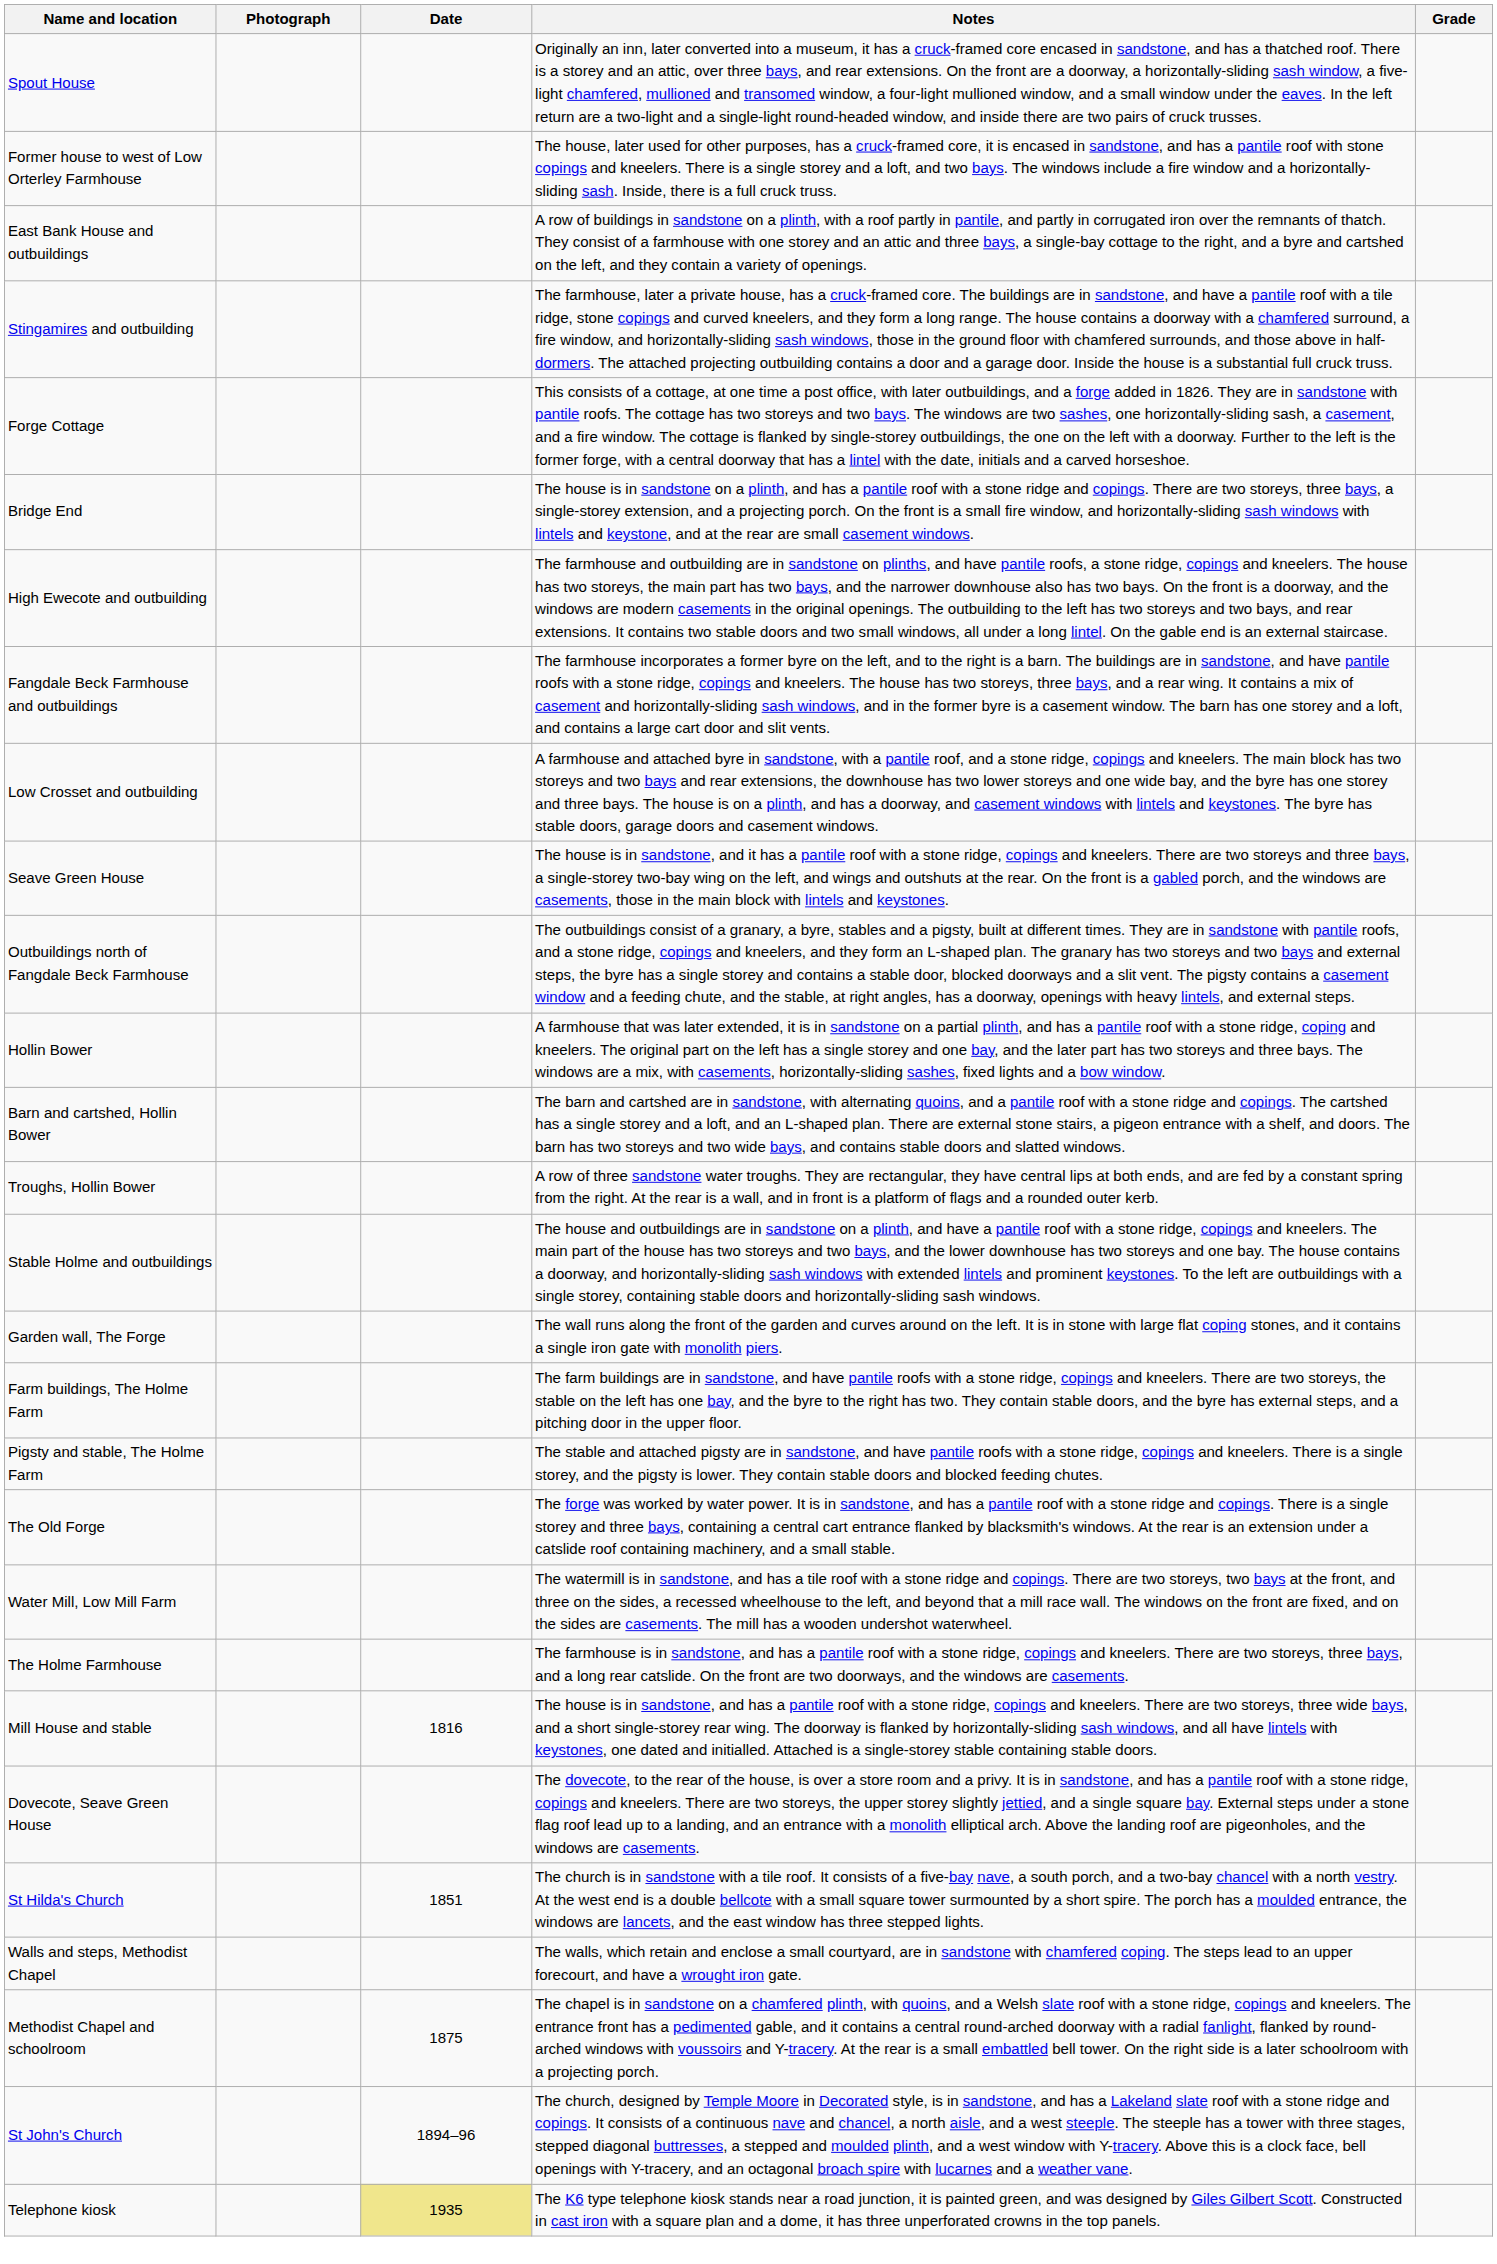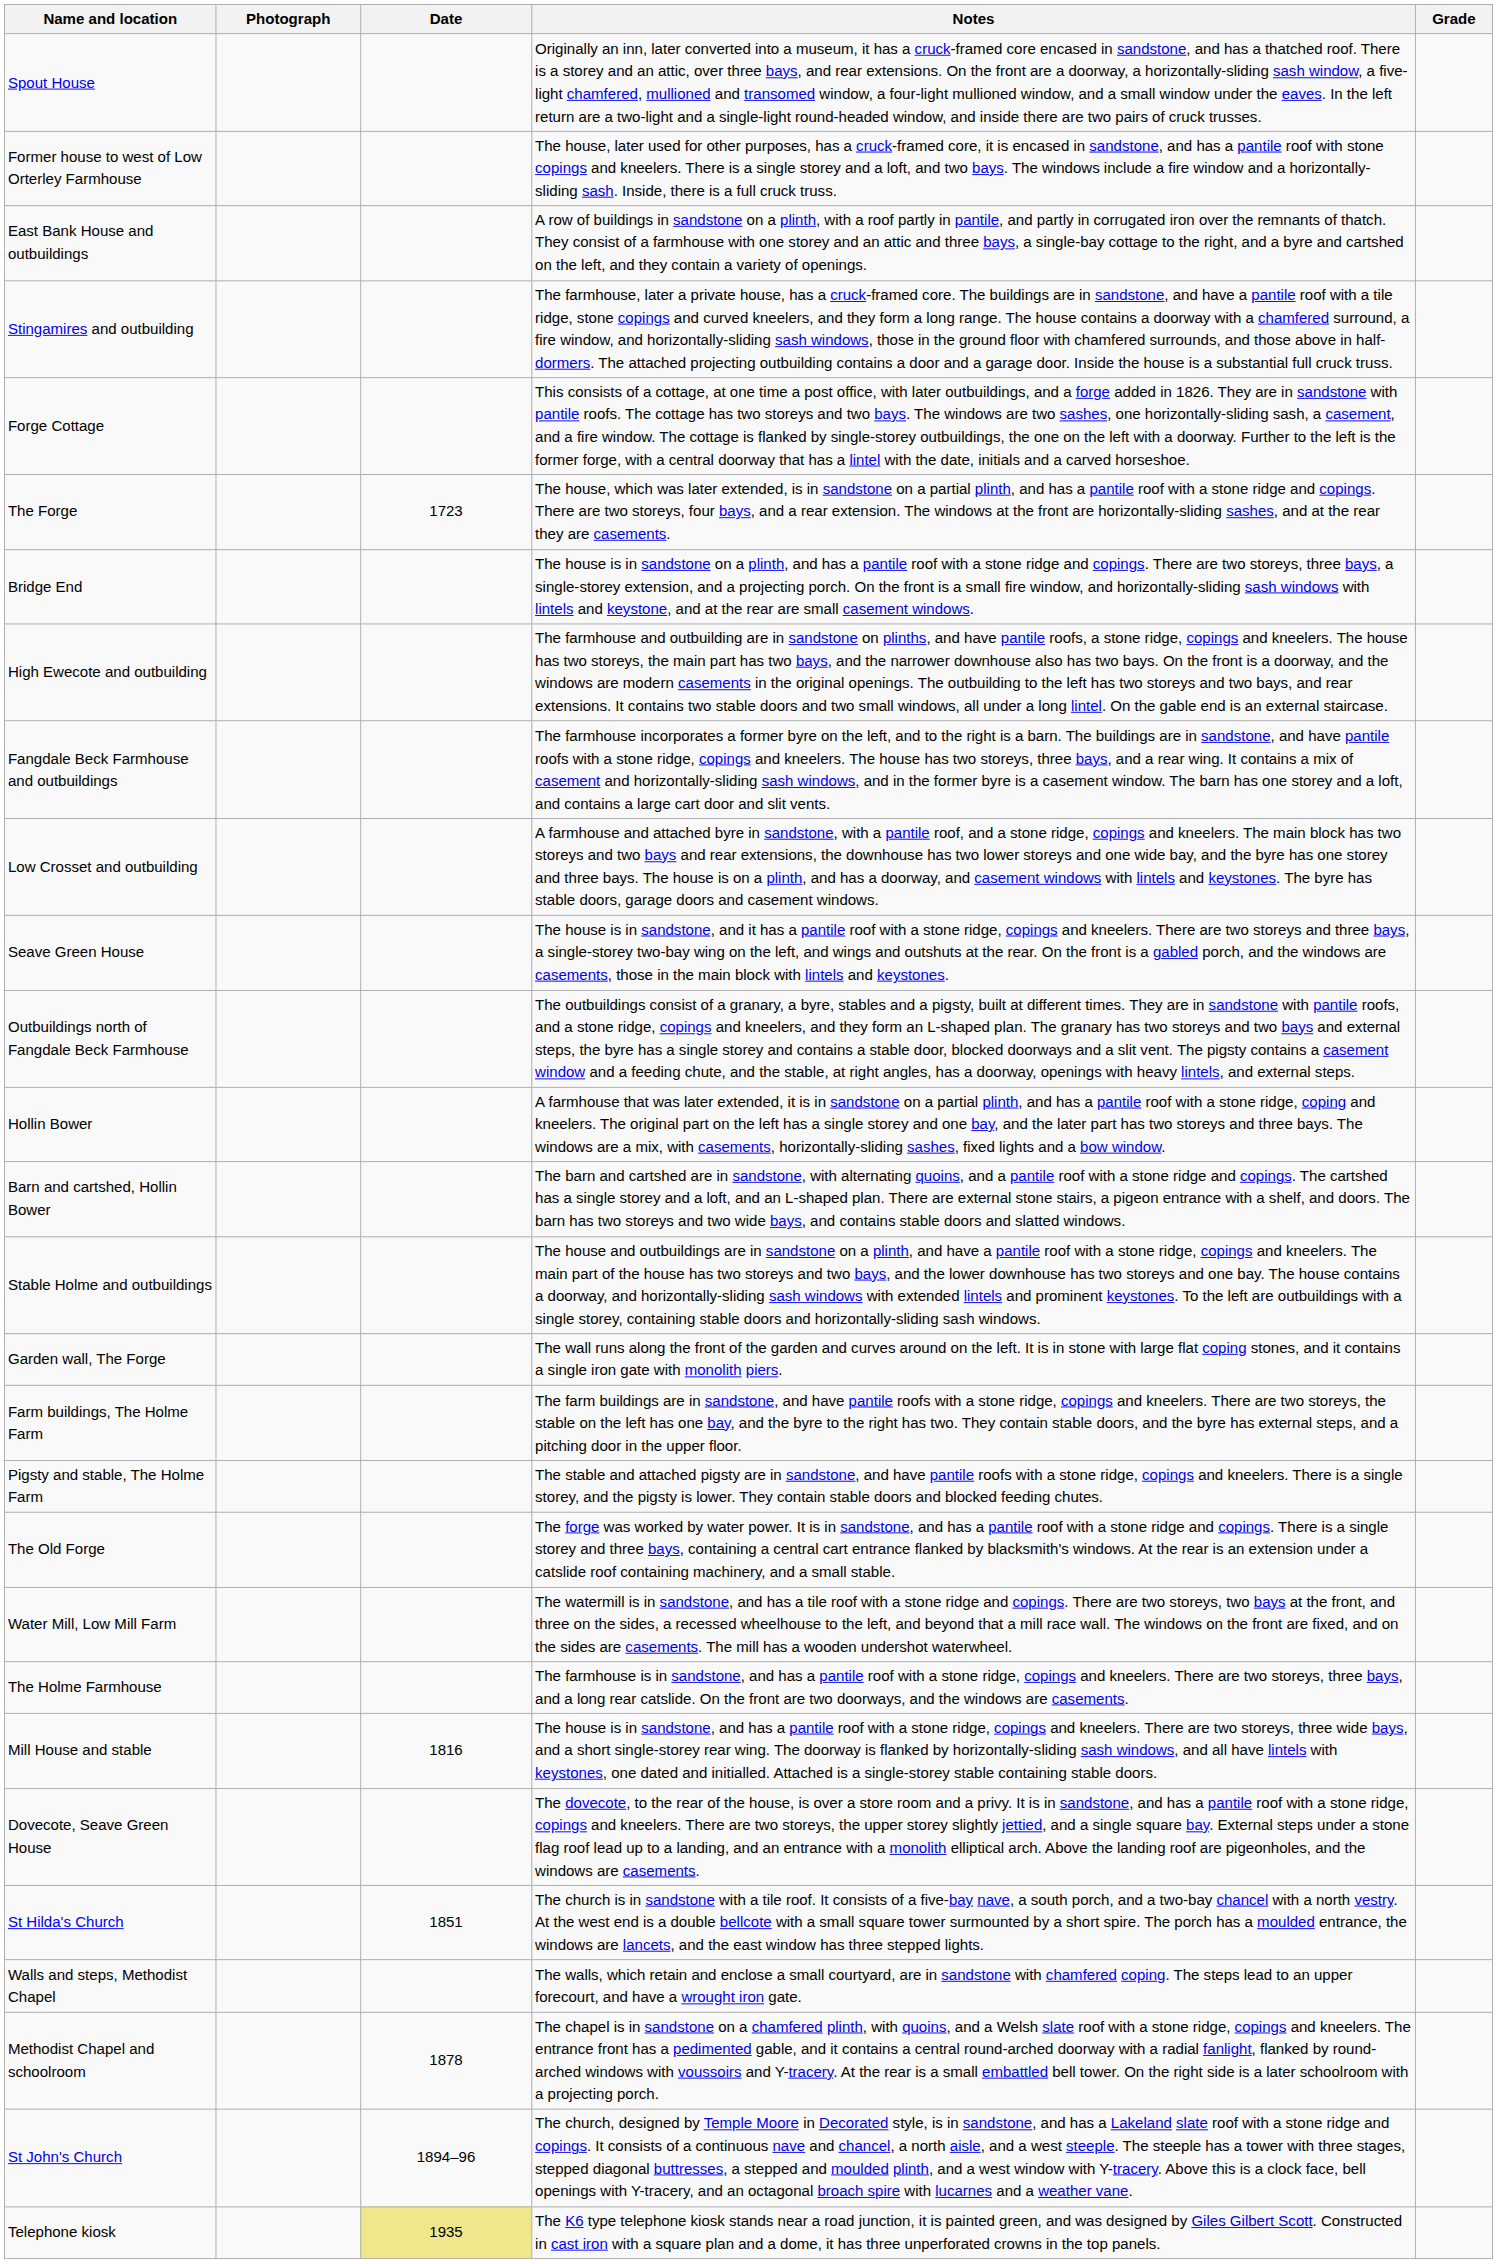+ row: (43, 512)
- row: (82, 1187)
(446, 2038) 1875 -> (446, 2060) 1878
